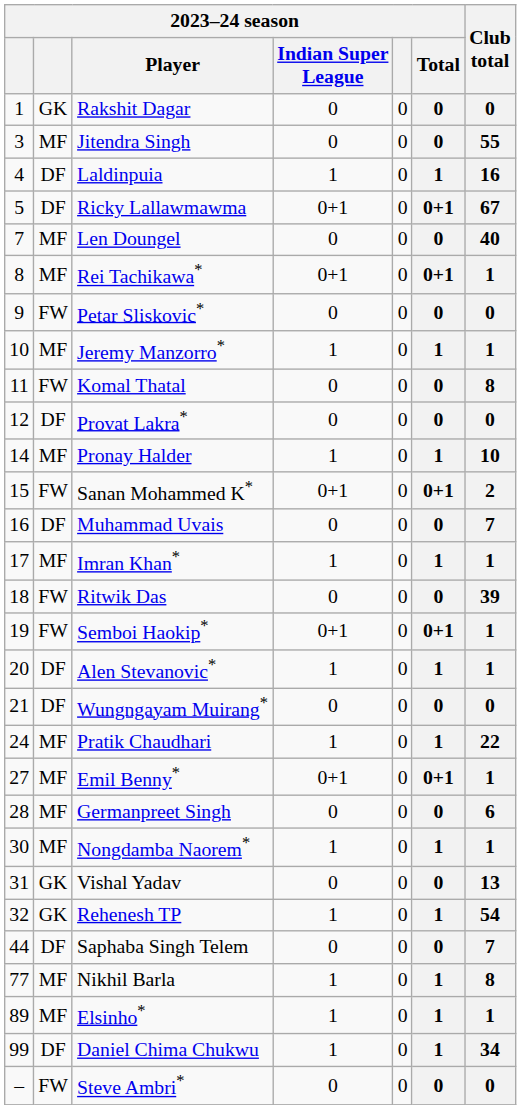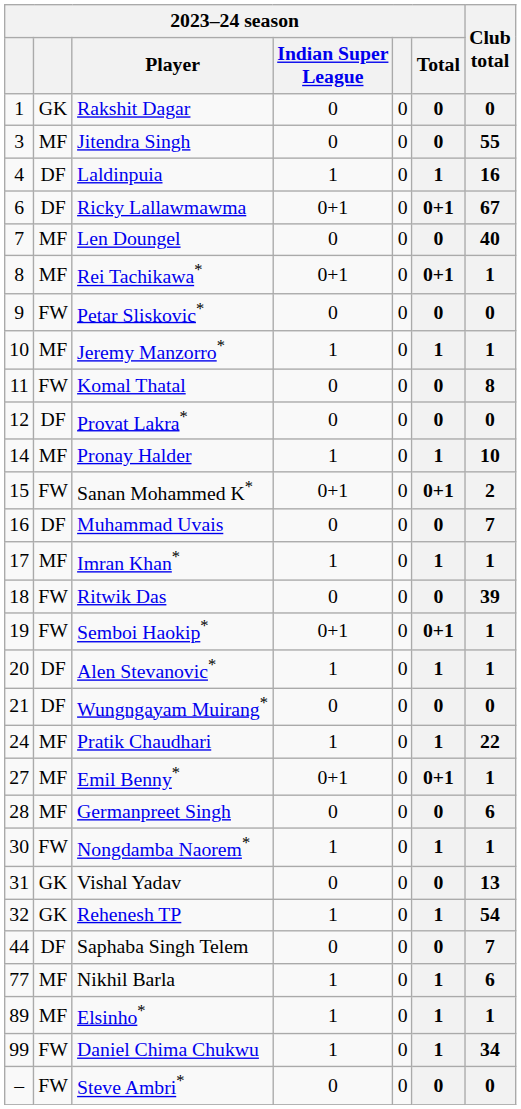(19, 207) 5 -> (19, 207) 6
(53, 847) MF -> (53, 847) FW
(490, 980) 8 -> (490, 980) 6
(53, 1050) DF -> (53, 1050) FW
